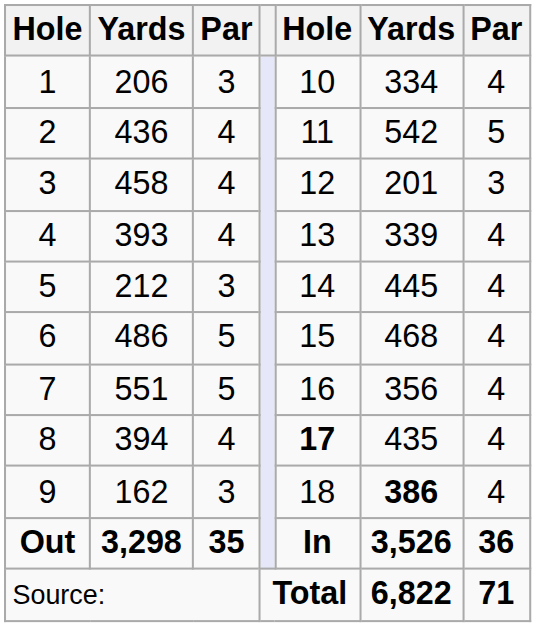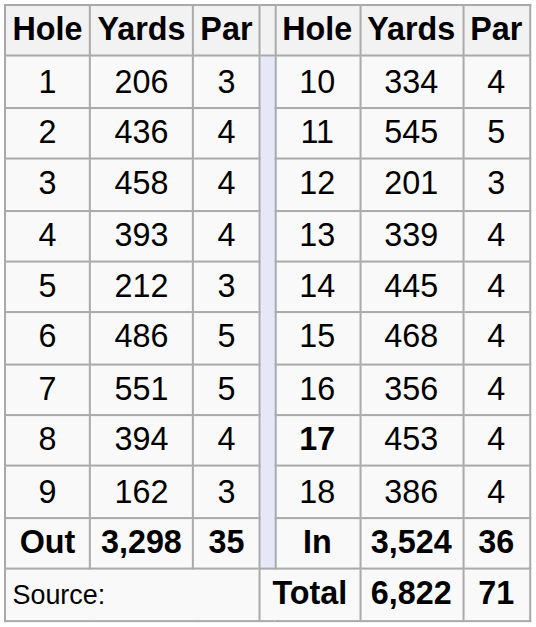(411, 132) 542 -> (411, 132) 545
(411, 440) 435 -> (411, 440) 453
(411, 491) bold -> (411, 491) normal
(411, 542) 3,526 -> (411, 542) 3,524
